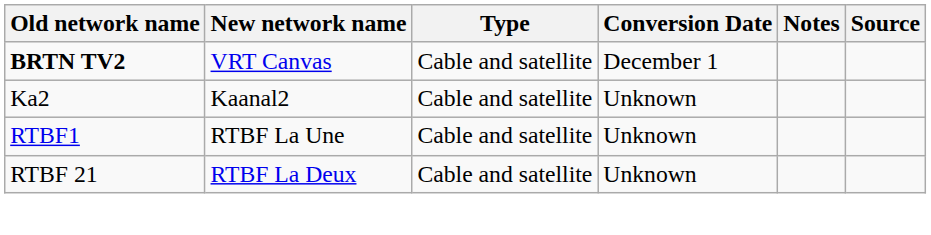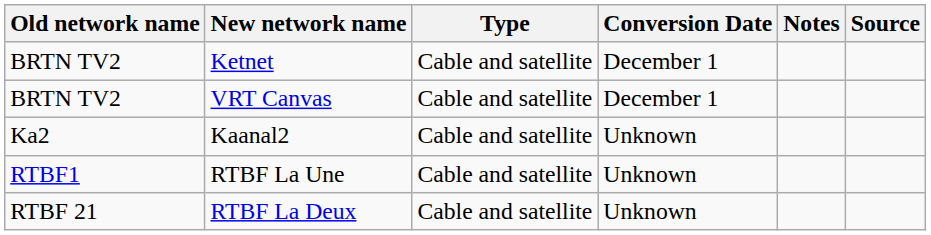+ row: (242, 60)
(68, 60) bold -> (66, 98) normal
